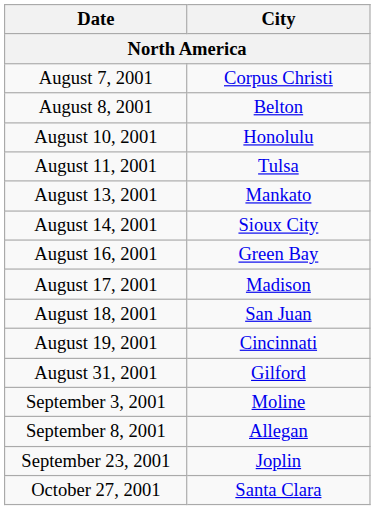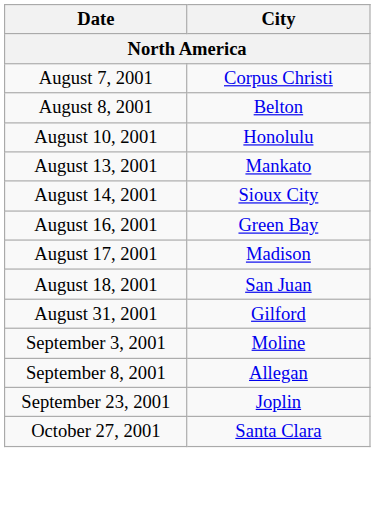- row: (96, 166)
- row: (96, 343)
